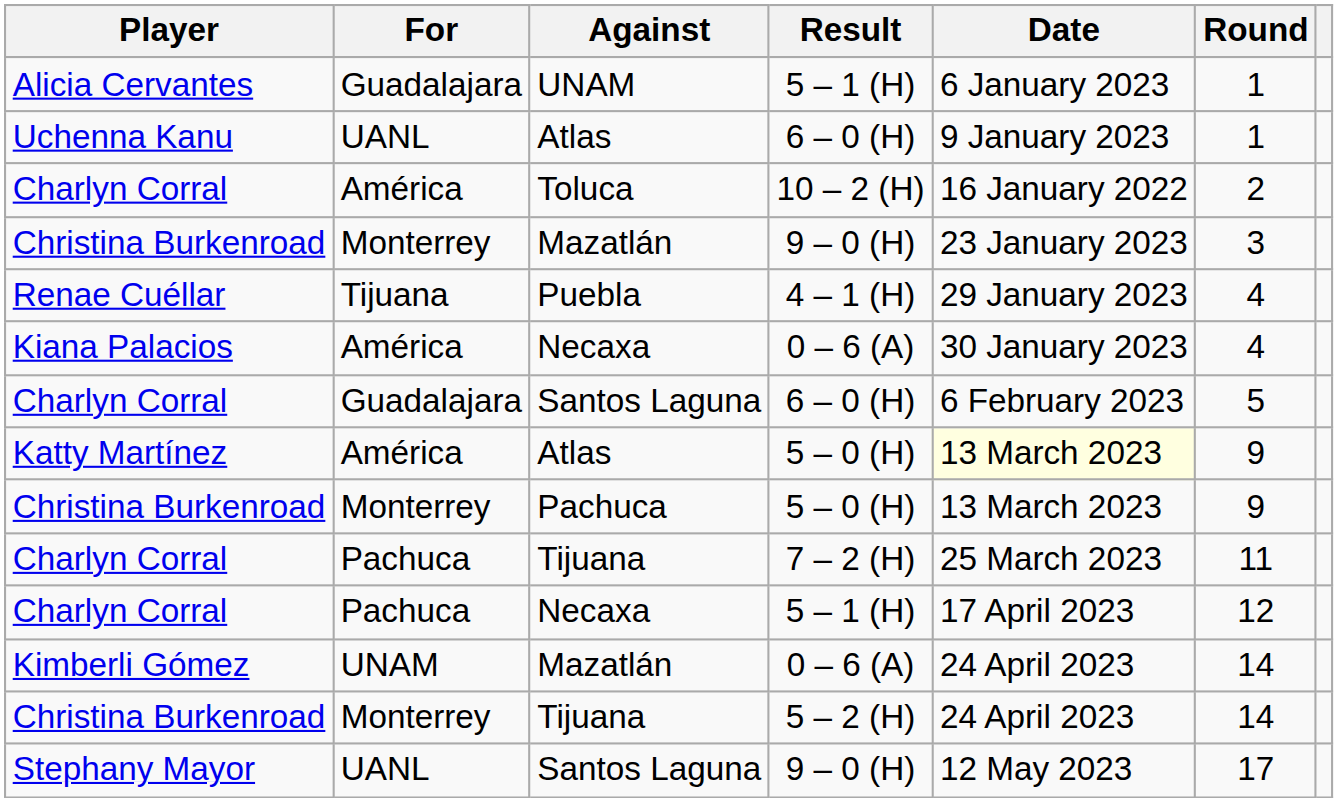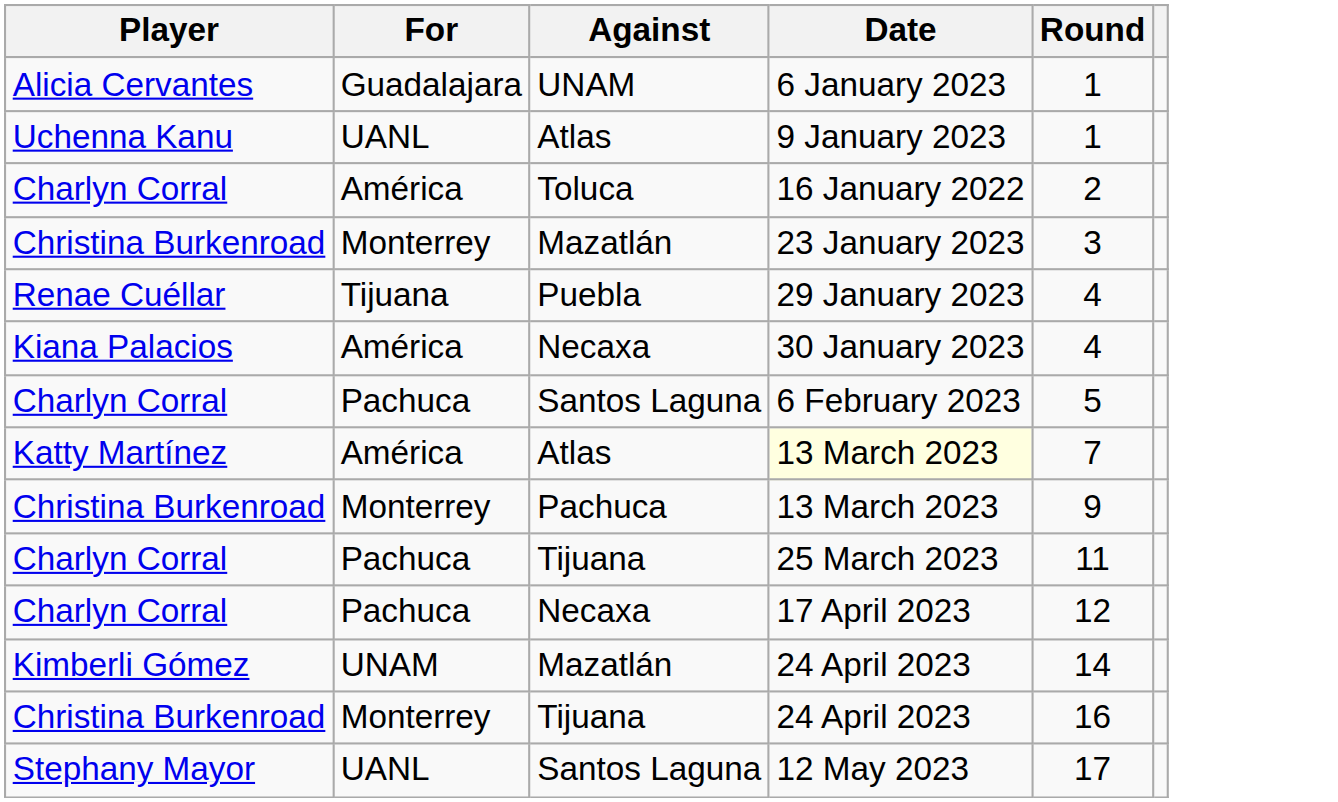- column: (851, 30)
(431, 400) Guadalajara -> (405, 400) Pachuca
(1256, 453) 9 -> (1093, 453) 7
(1256, 717) 14 -> (1093, 717) 16
